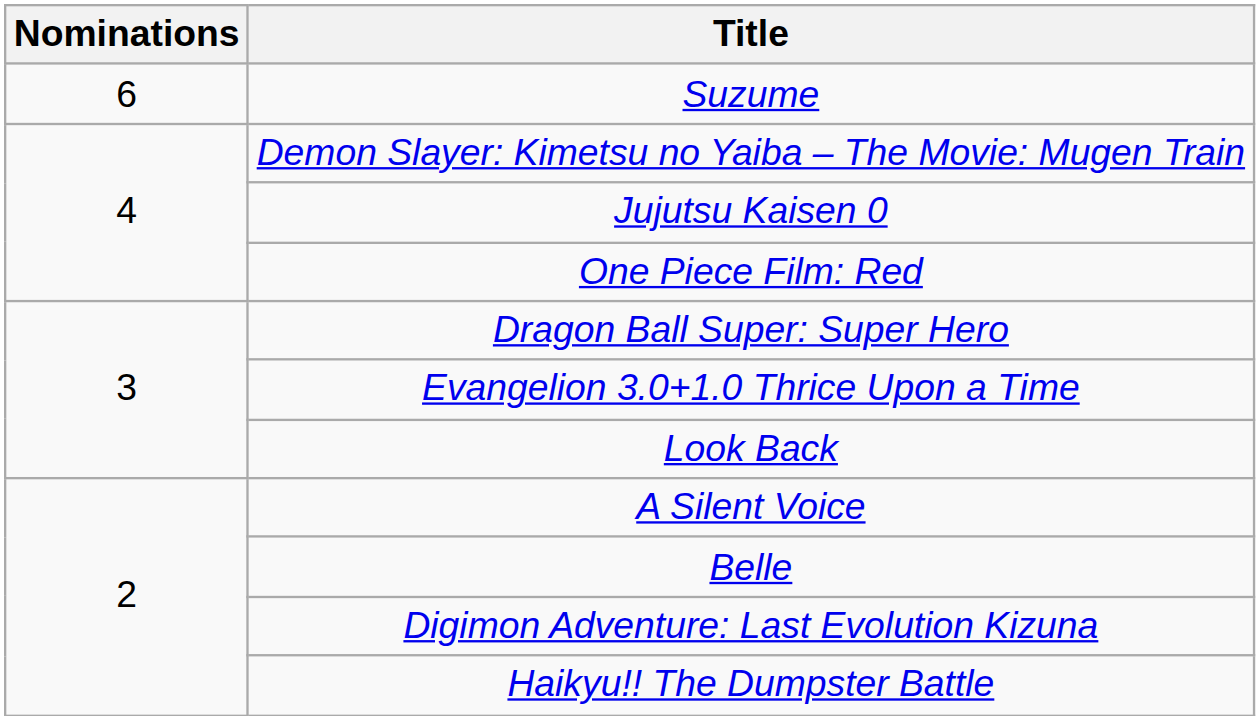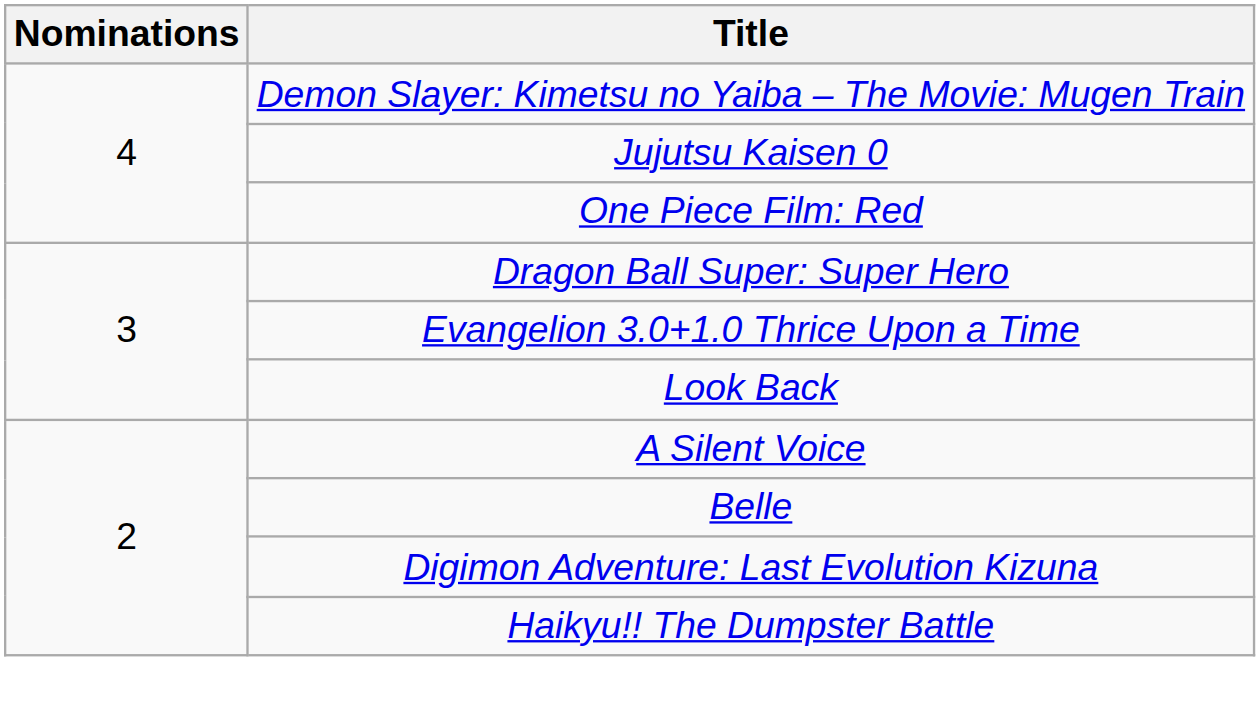- row: (751, 93)
